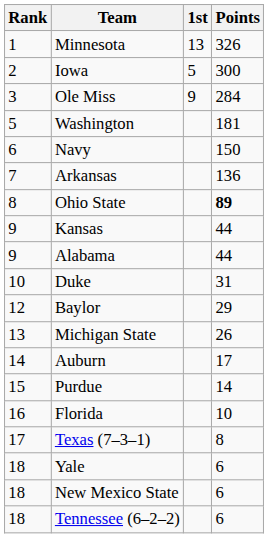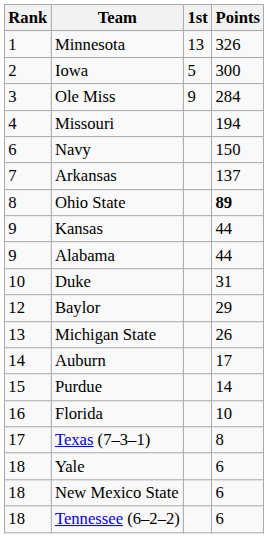+ row: (84, 123)
- row: (94, 123)
(228, 176) 136 -> (228, 176) 137
